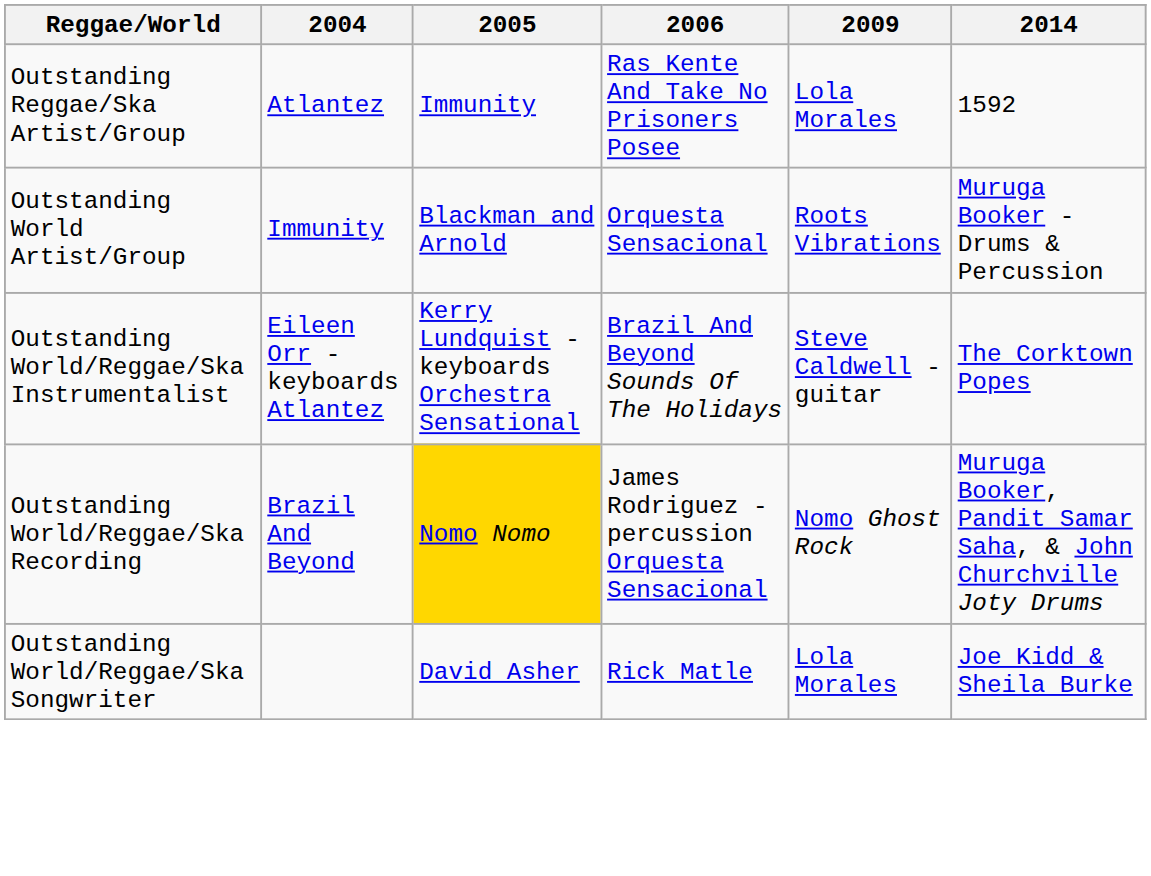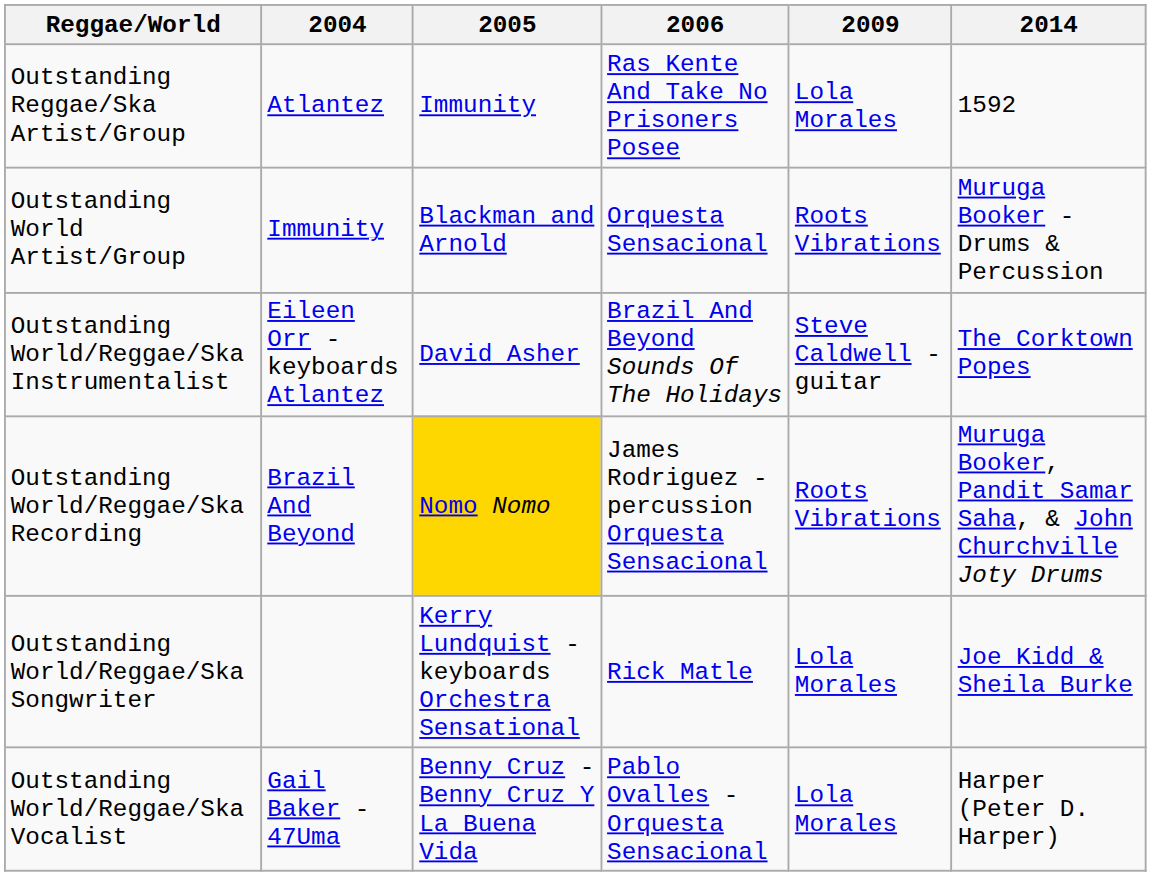(500, 368) Kerry Lundquist - keyboards Orchestra Sensational -> (500, 354) David Asher
(868, 534) Nomo Ghost Rock -> (868, 506) Roots Vibrations
(500, 672) David Asher -> (500, 672) Kerry Lundquist - keyboards Orchestra Sensational
+ row: (127, 809)
